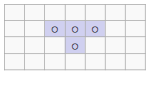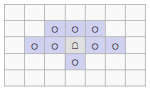+ row: (55, 45)
